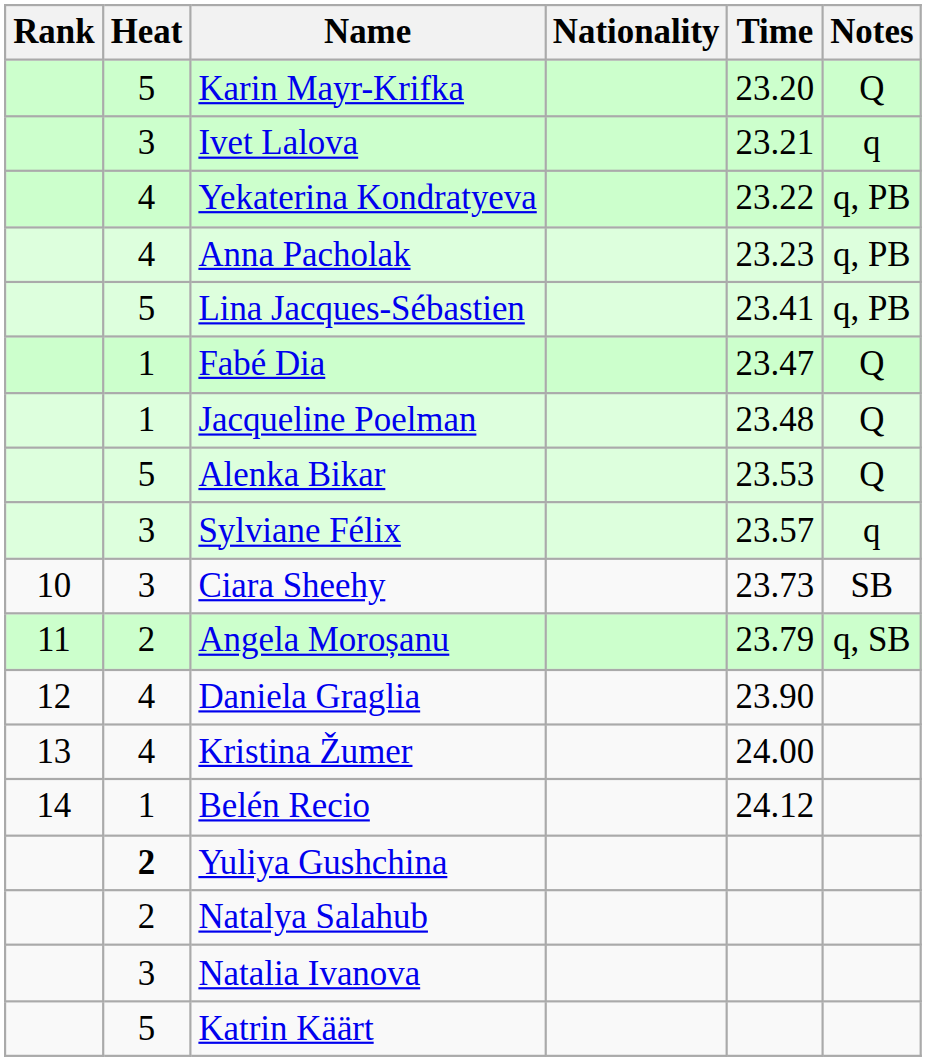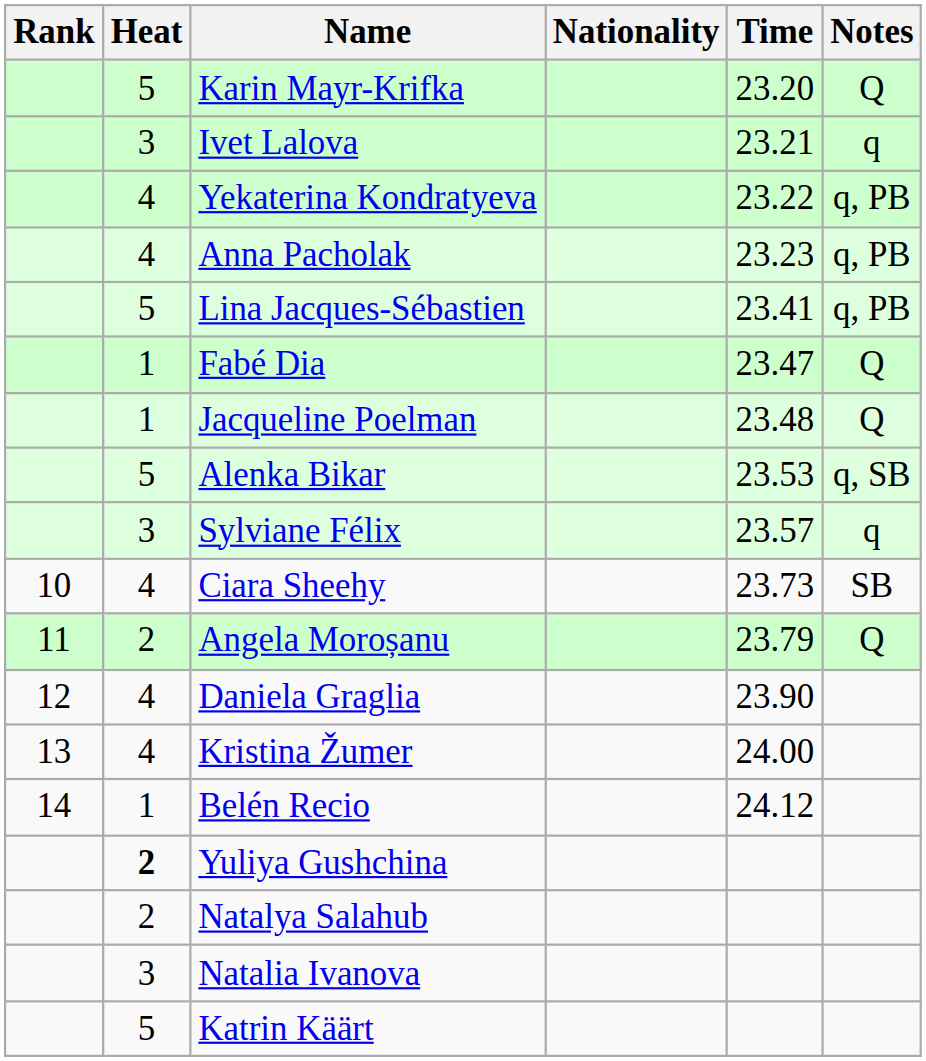(872, 474) Q -> (872, 474) q, SB
(146, 585) 3 -> (146, 585) 4
(872, 640) q, SB -> (872, 640) Q
